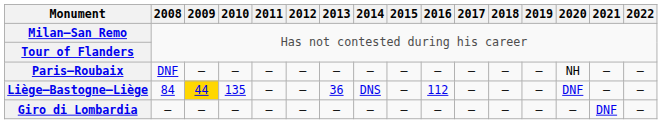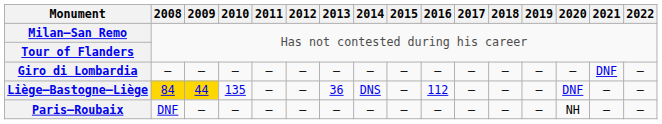rows swapped: (78, 71) <-> (78, 109)
(168, 90) no background -> (168, 90) gold background
